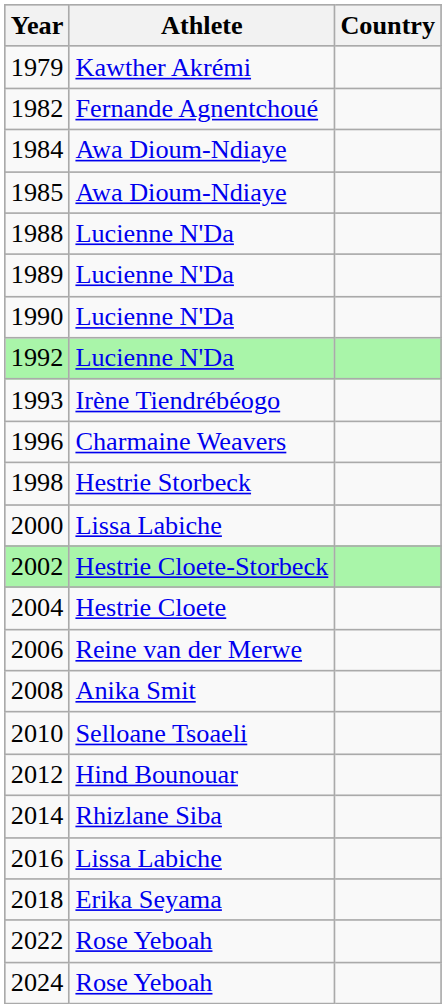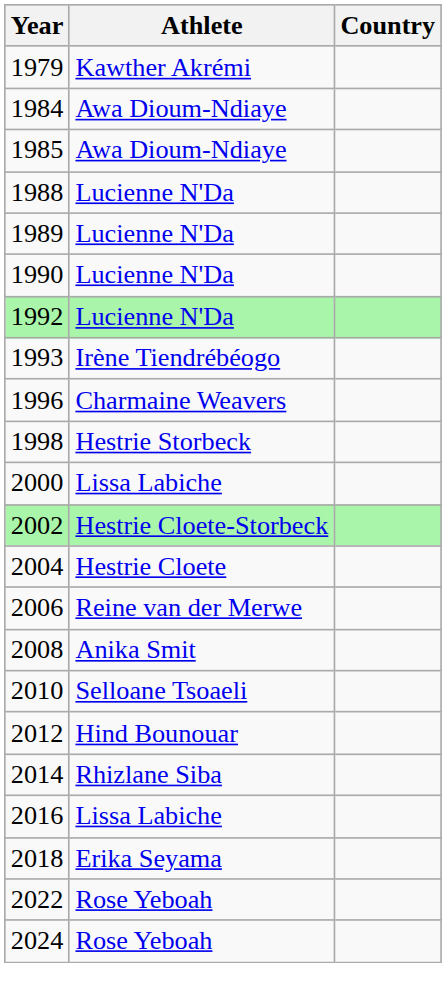- row: (37, 108)
